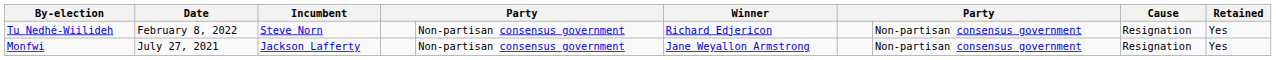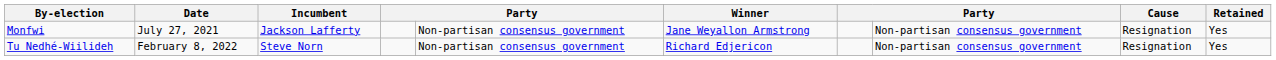rows swapped: (60, 30) <-> (26, 47)
